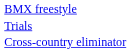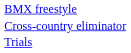rows swapped: (65, 42) <-> (18, 25)
